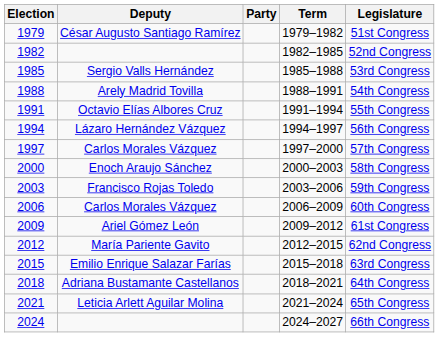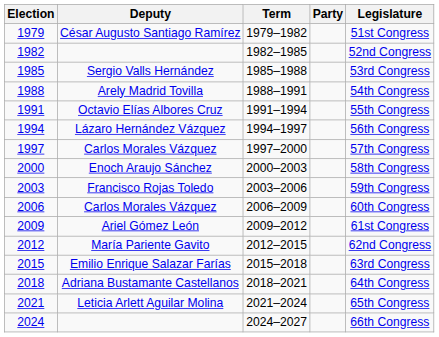columns swapped: (261, 14) <-> (313, 14)
